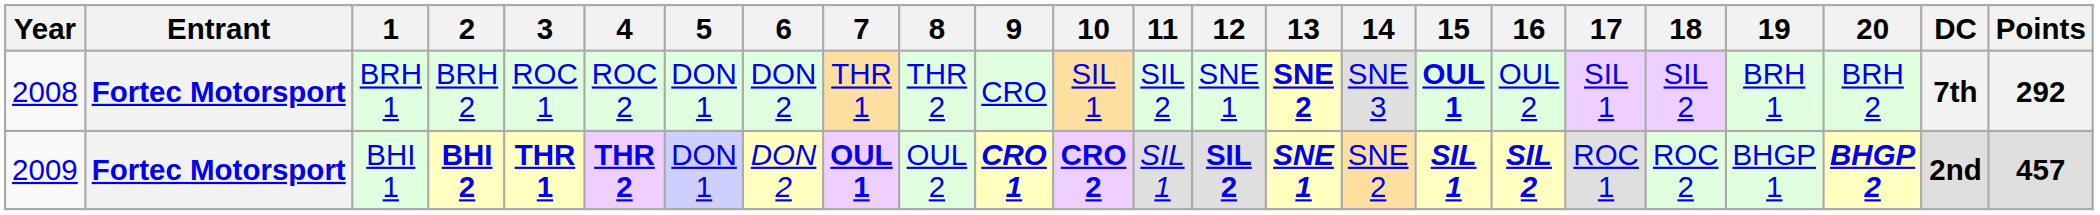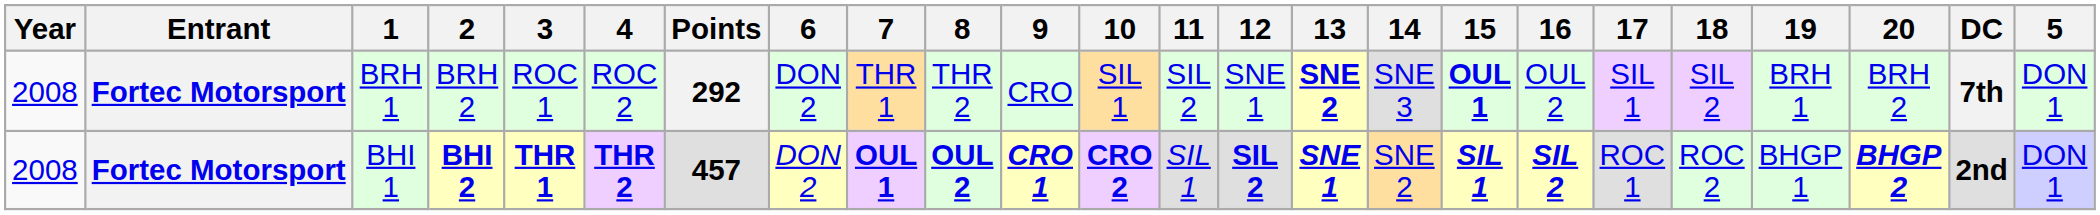columns swapped: (704, 28) <-> (2041, 28)
(45, 170) 2009 -> (45, 170) 2008
(937, 170) normal -> (962, 170) bold
